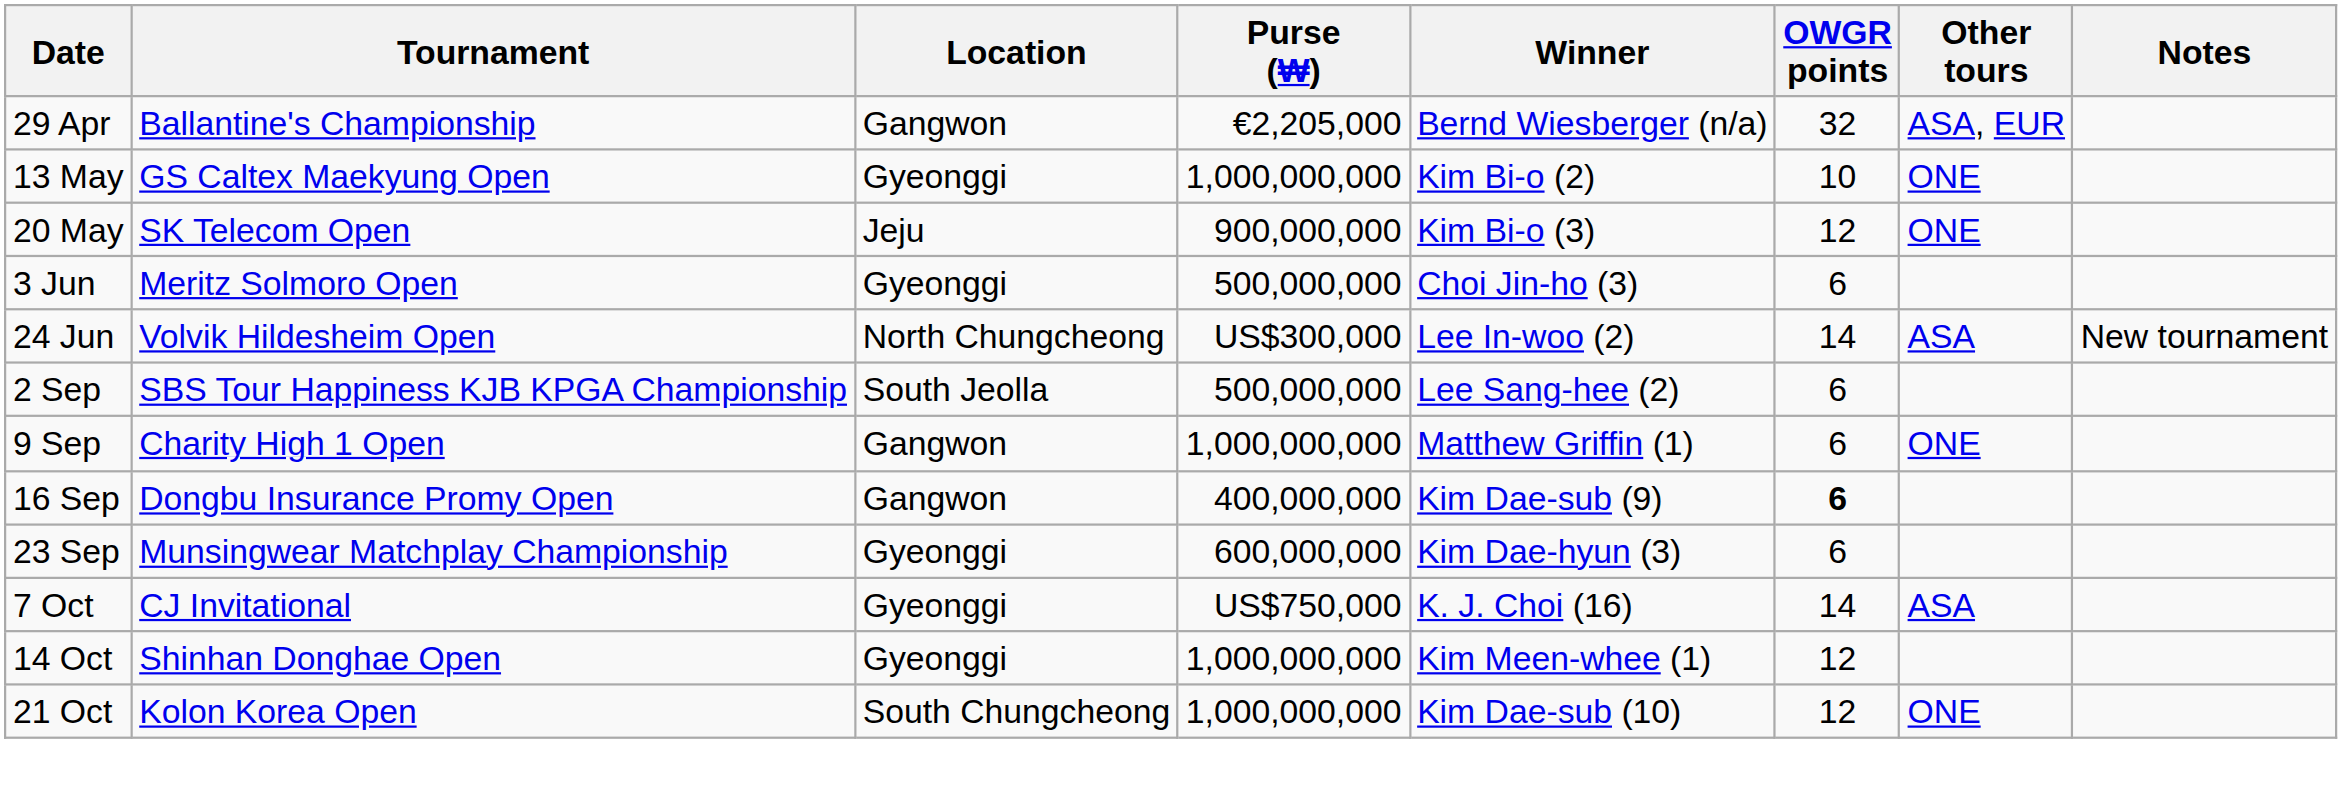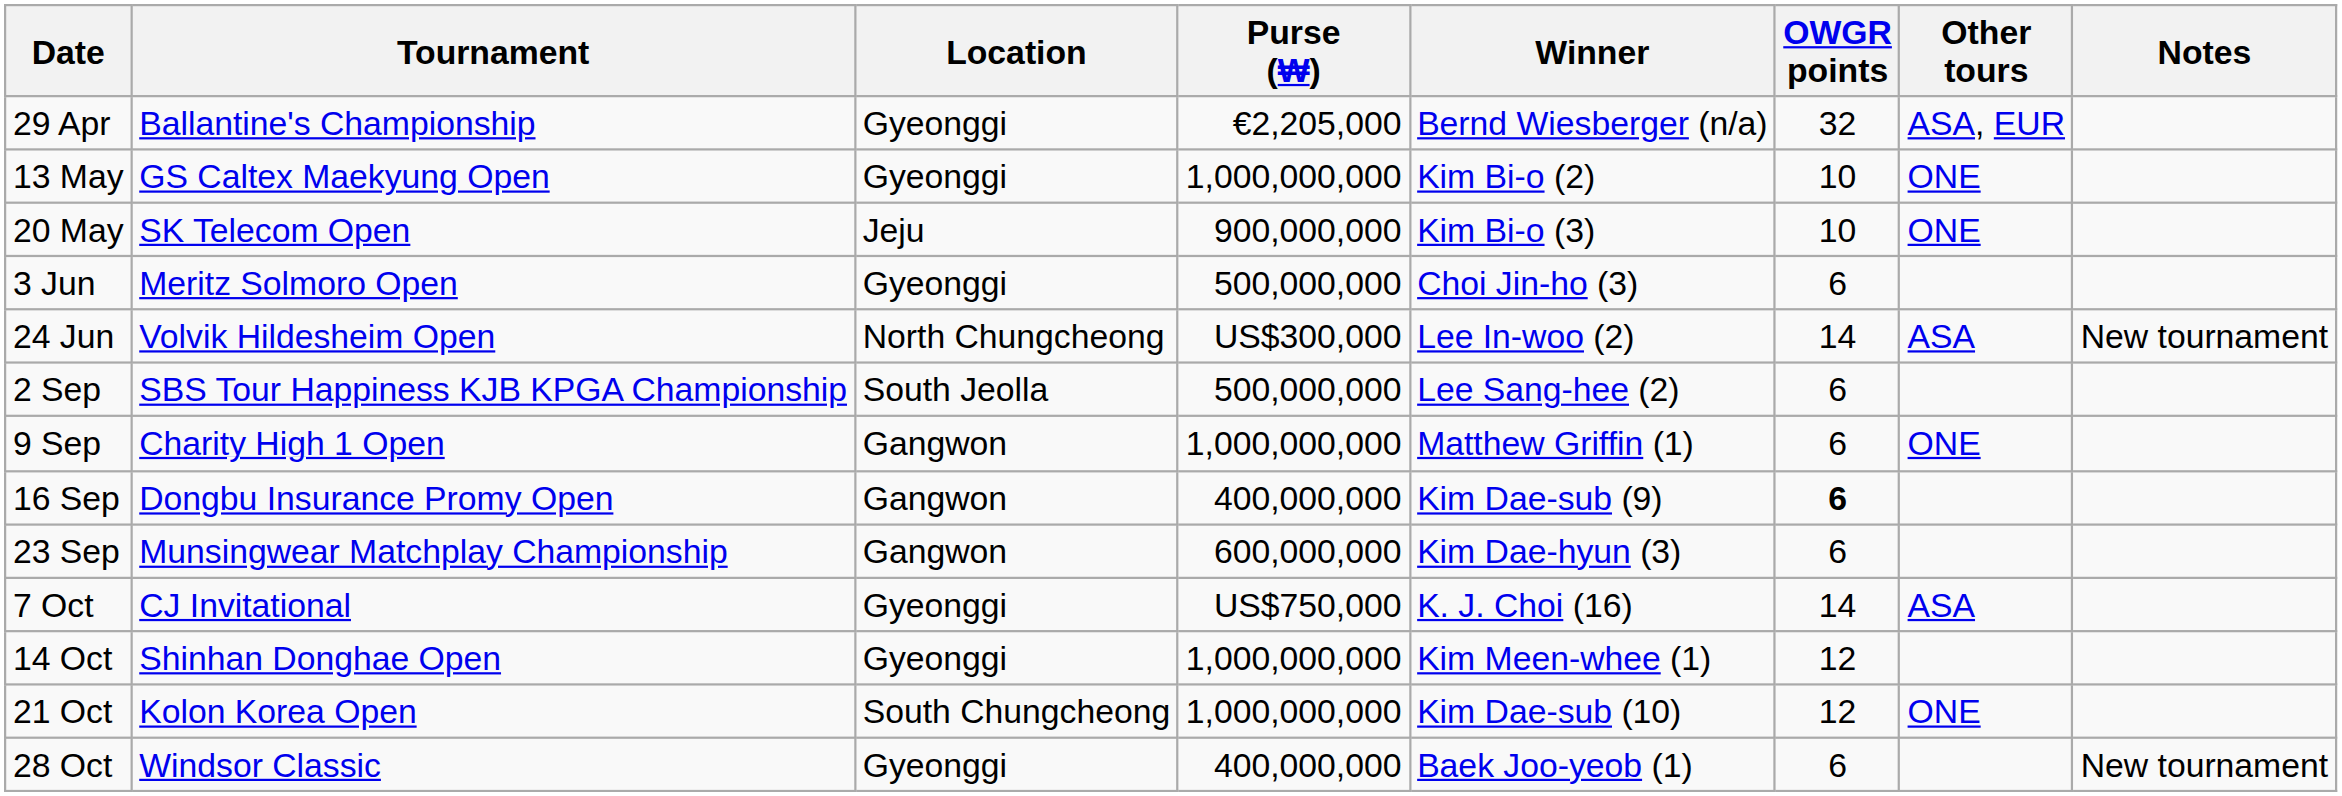(935, 123) Gangwon -> (935, 123) Gyeonggi
(1838, 230) 12 -> (1838, 230) 10
(935, 551) Gyeonggi -> (935, 551) Gangwon
+ row: (63, 764)
